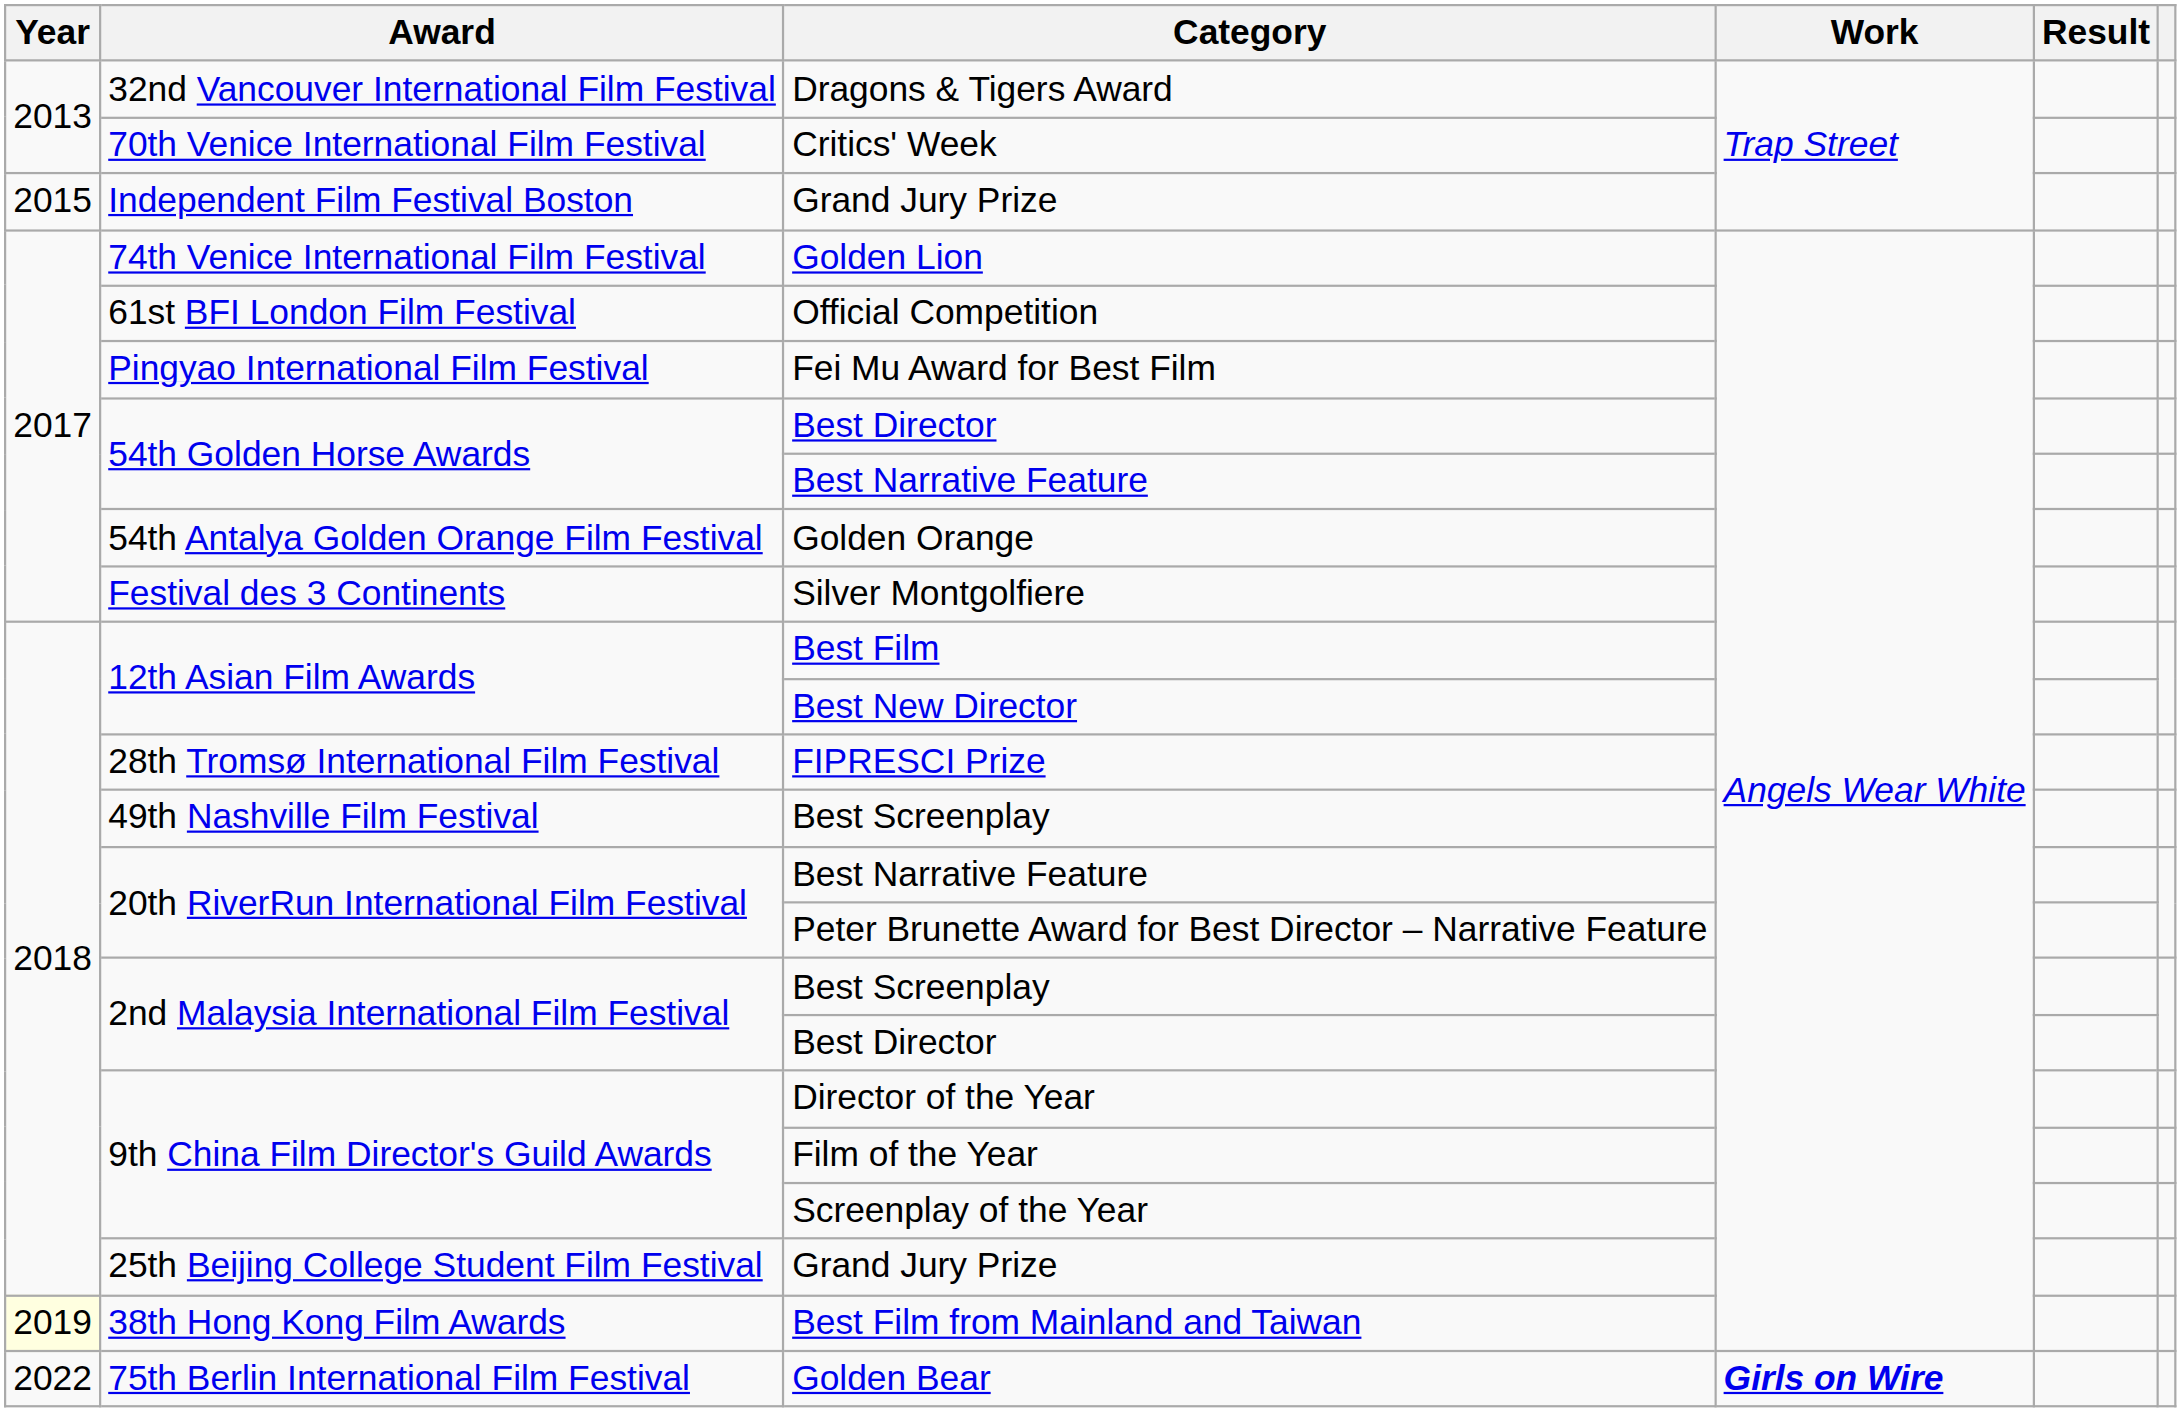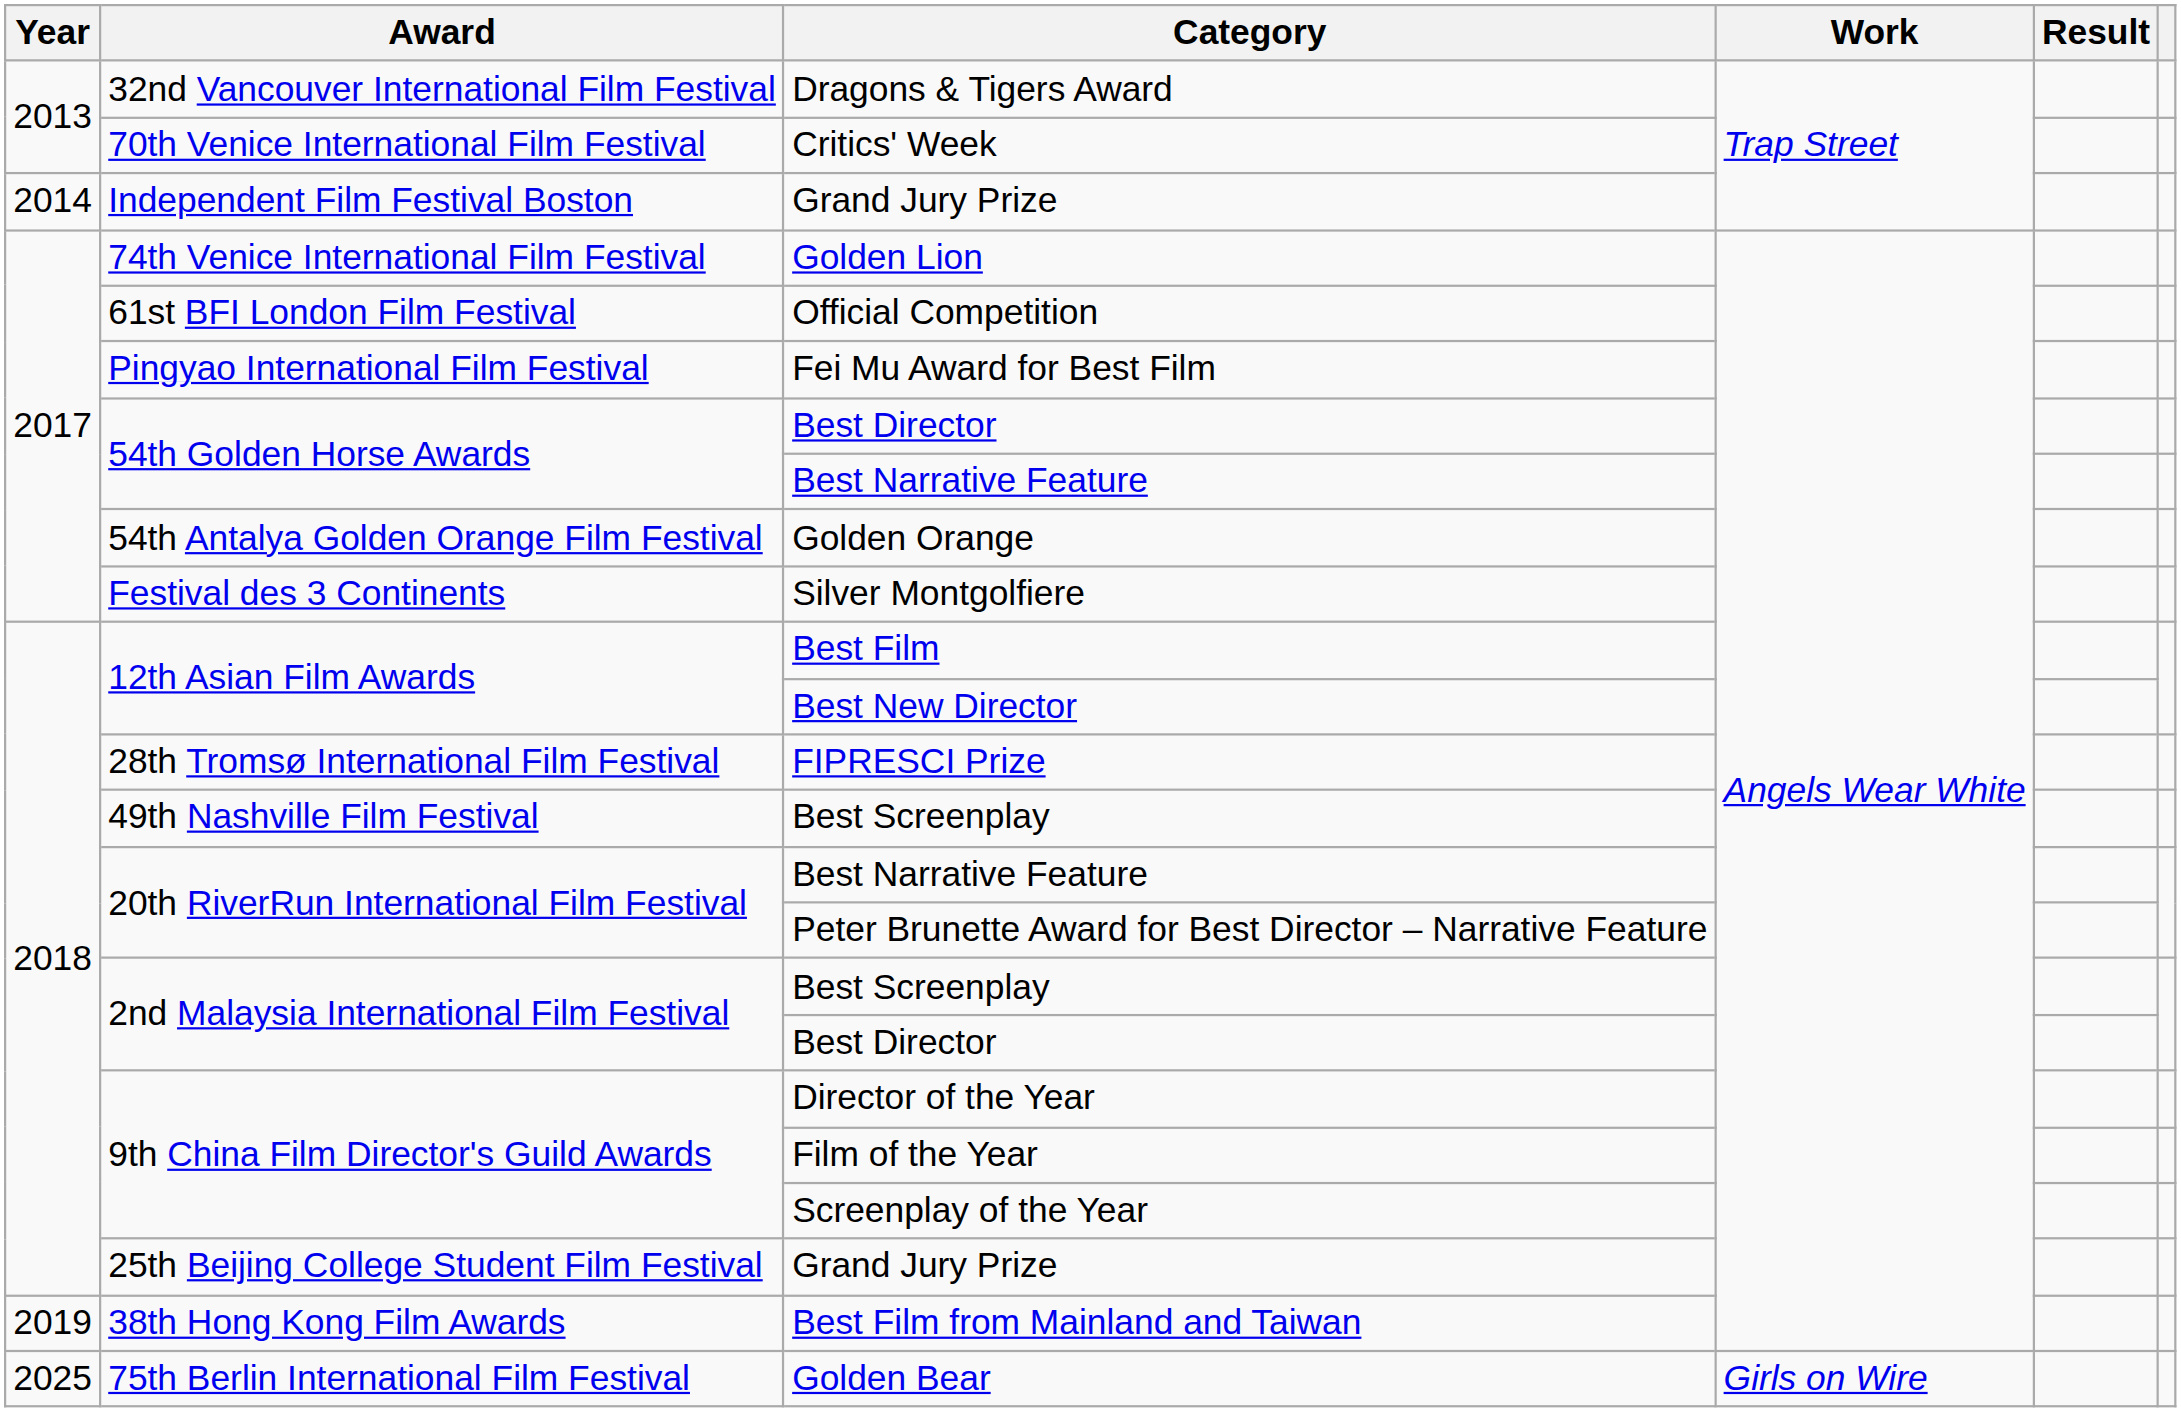(53, 200) 2015 -> (53, 200) 2014
(53, 1322) lightyellow background -> (53, 1322) no background
(53, 1378) 2022 -> (53, 1378) 2025
(1834, 1378) bold -> (1826, 1378) normal
